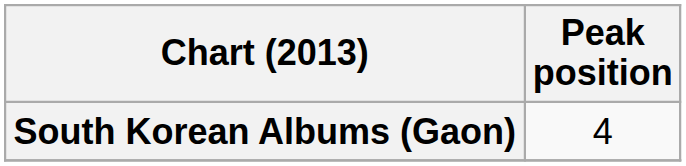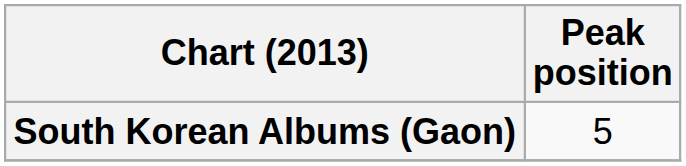(603, 130) 4 -> (603, 130) 5
